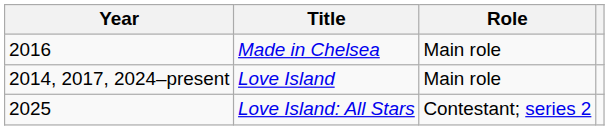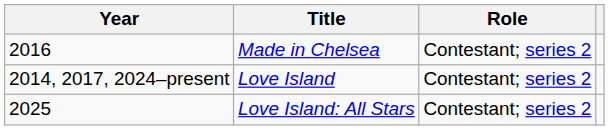(462, 49) Main role -> (507, 49) Contestant; series 2
(462, 79) Main role -> (507, 79) Contestant; series 2
